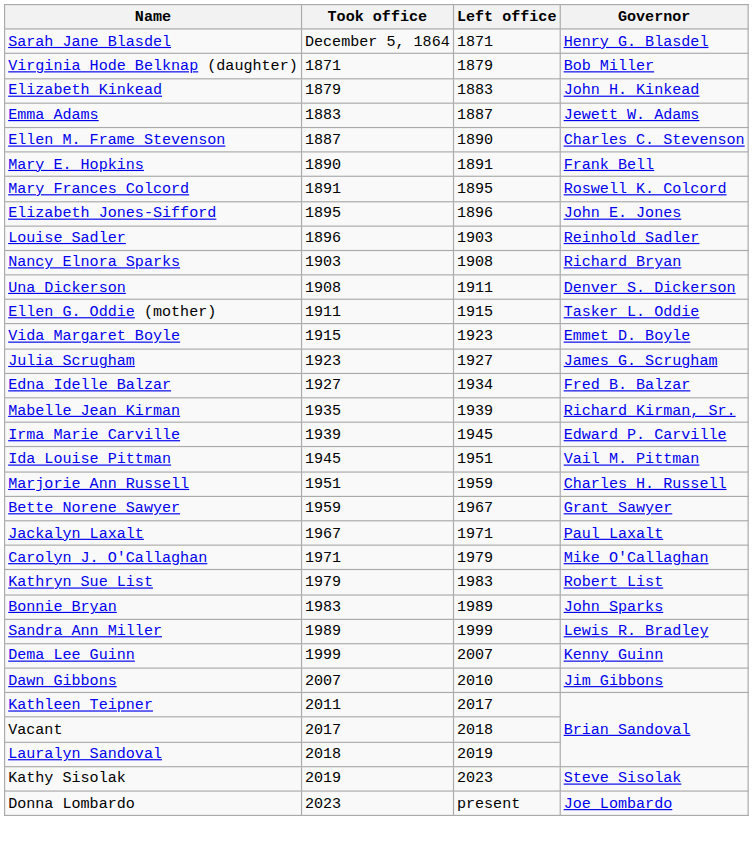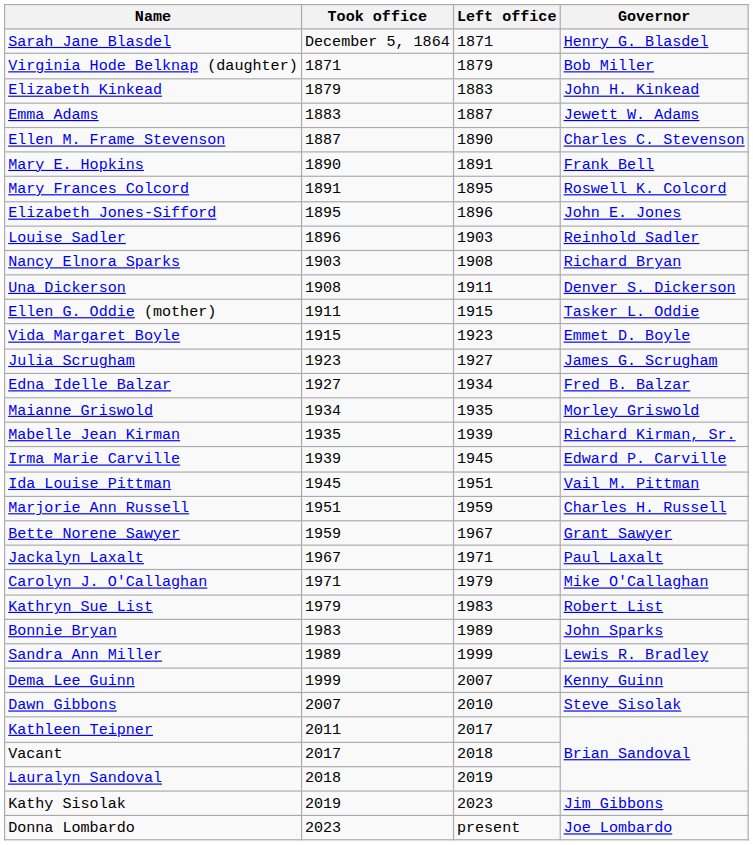+ row: (81, 410)
(613, 680) Jim Gibbons -> (622, 705) Steve Sisolak
(622, 779) Steve Sisolak -> (613, 803) Jim Gibbons
